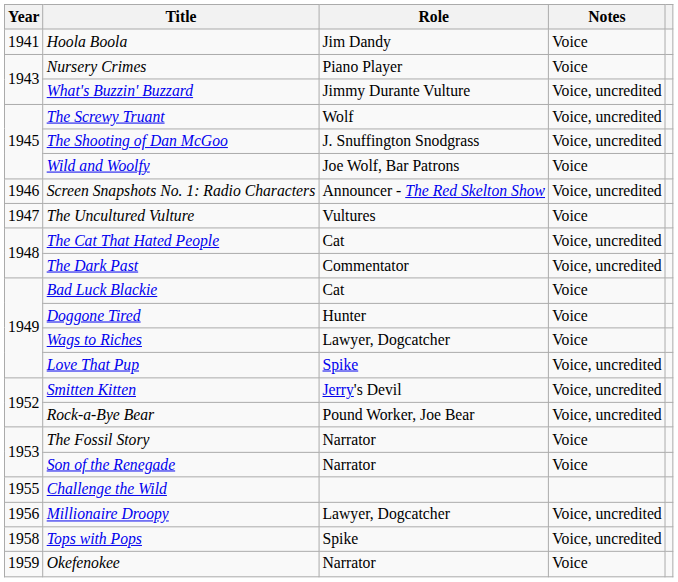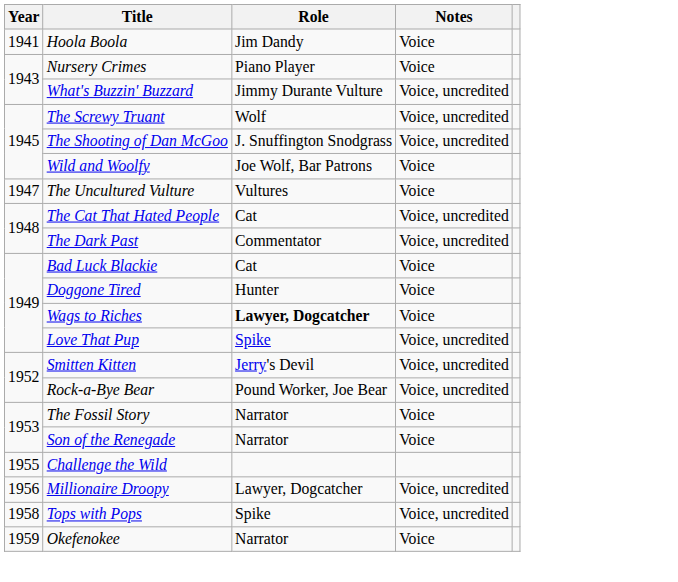- row: (181, 191)
(386, 340) normal -> (302, 315) bold
